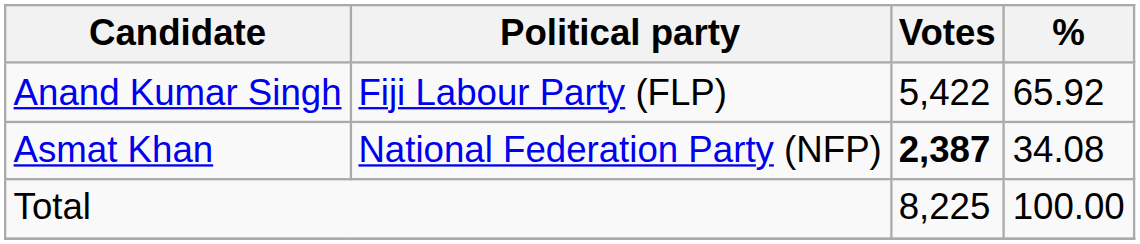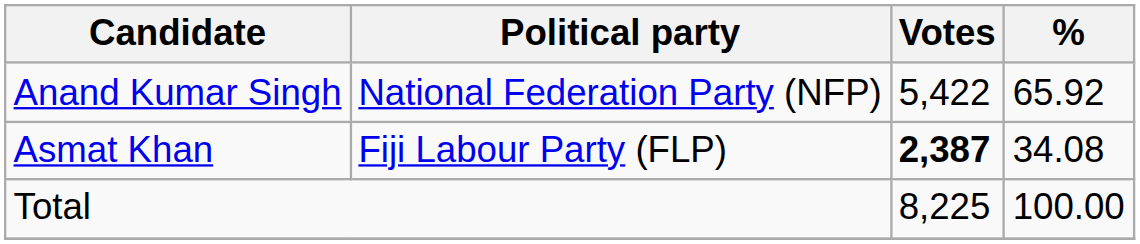(543, 91) Fiji Labour Party (FLP) -> (620, 91) National Federation Party (NFP)
(620, 149) National Federation Party (NFP) -> (543, 149) Fiji Labour Party (FLP)
